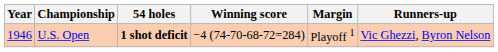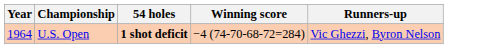- column: (333, 14)
(20, 35) 1946 -> (20, 33) 1964
